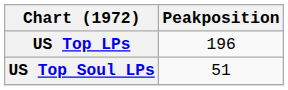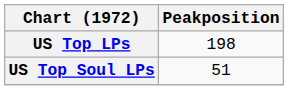(221, 44) 196 -> (221, 44) 198
